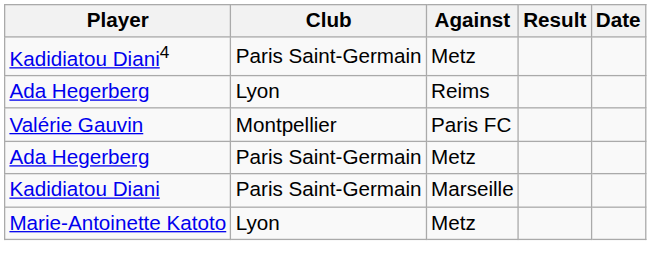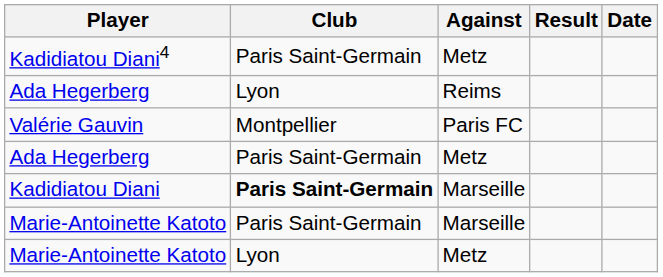(329, 190) normal -> (334, 190) bold
+ row: (118, 222)
